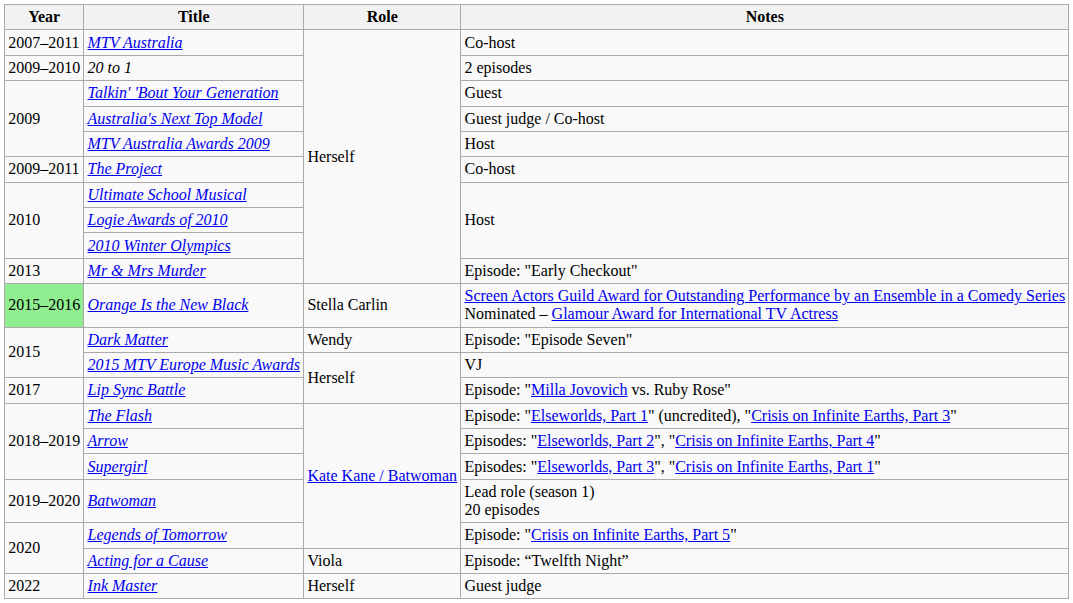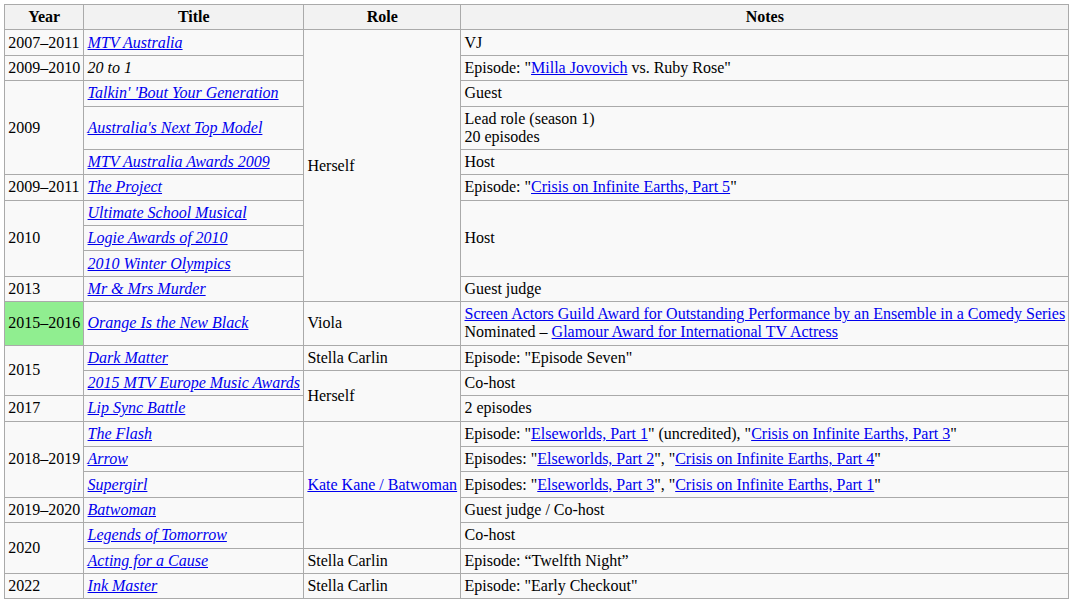(490, 42) Co-host -> (473, 42) VJ
(498, 67) 2 episodes -> (598, 67) Episode: "Milla Jovovich vs. Ruby Rose"
(534, 118) Guest judge / Co-host -> (530, 127) Lead role (season 1) 20 episodes
(490, 169) Co-host -> (601, 187) Episode: "Crisis on Infinite Earths, Part 5"
(551, 270) Episode: "Early Checkout" -> (503, 288) Guest judge
(348, 305) Stella Carlin -> (325, 323) Viola
(330, 339) Wendy -> (348, 357) Stella Carlin
(473, 365) VJ -> (490, 383) Co-host
(598, 390) Episode: "Milla Jovovich vs. Ruby Rose" -> (498, 408) 2 episodes
(530, 500) Lead role (season 1) 20 episodes -> (534, 509) Guest judge / Co-host
(601, 535) Episode: "Crisis on Infinite Earths, Part 5" -> (490, 535) Co-host
(325, 560) Viola -> (348, 560) Stella Carlin
(331, 586) Herself -> (348, 586) Stella Carlin
(503, 586) Guest judge -> (551, 586) Episode: "Early Checkout"
